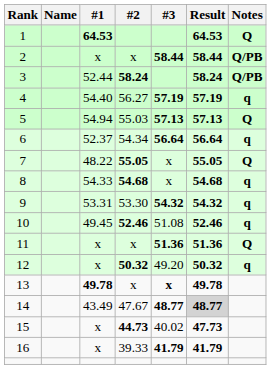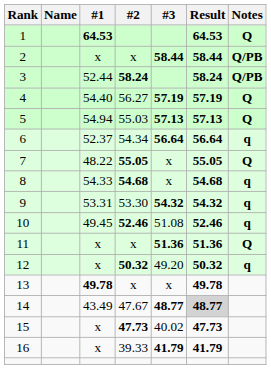(247, 98) q -> (247, 98) Q
(169, 285) bold -> (169, 285) normal
(133, 327) 44.73 -> (133, 327) 47.73
